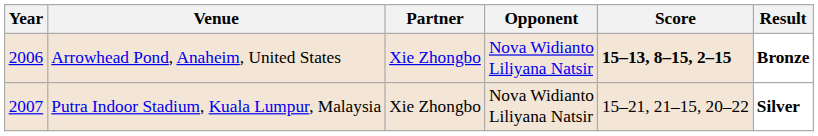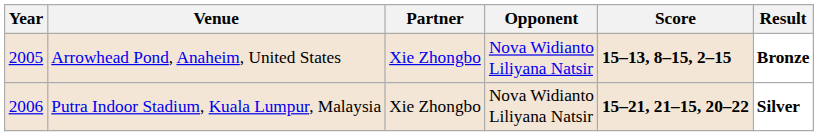(26, 57) 2006 -> (26, 57) 2005
(26, 106) 2007 -> (26, 106) 2006
(675, 106) normal -> (675, 106) bold
